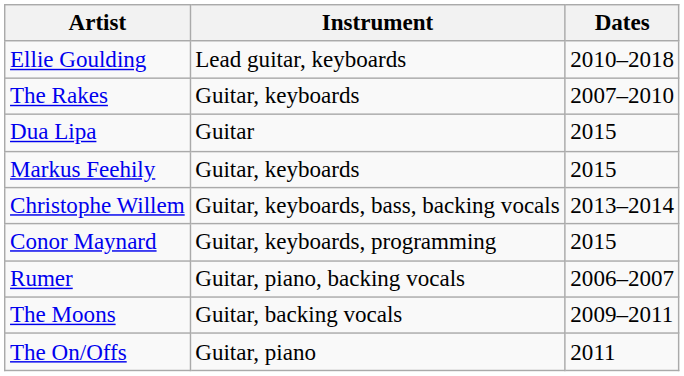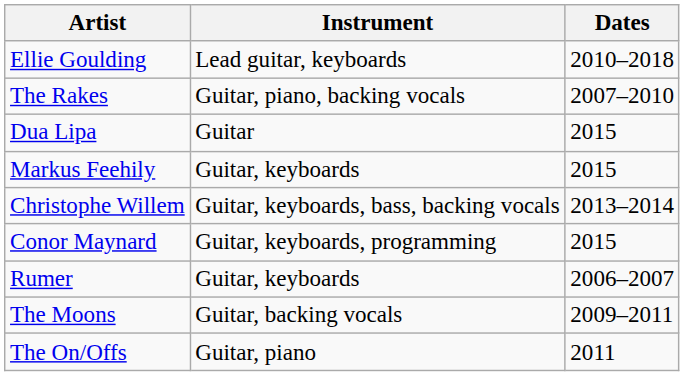(277, 95) Guitar, keyboards -> (330, 95) Guitar, piano, backing vocals
(330, 278) Guitar, piano, backing vocals -> (277, 278) Guitar, keyboards
